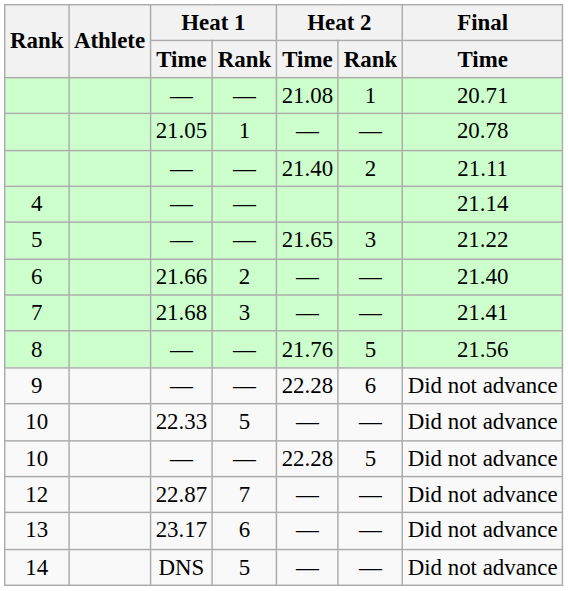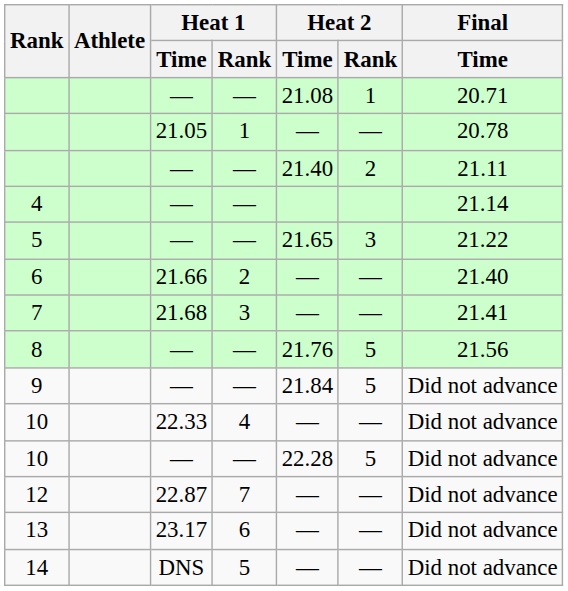(307, 385) 22.28 -> (307, 385) 21.84
(370, 385) 6 -> (370, 385) 5
(244, 421) 5 -> (244, 421) 4
